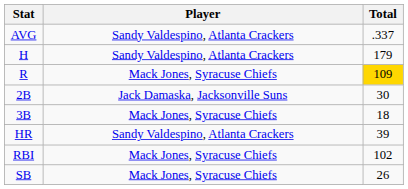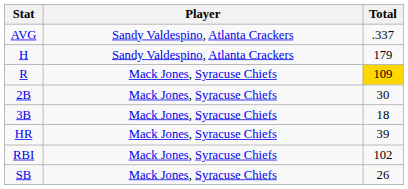(203, 94) Jack Damaska, Jacksonville Suns -> (203, 94) Mack Jones, Syracuse Chiefs
(203, 134) Sandy Valdespino, Atlanta Crackers -> (203, 134) Mack Jones, Syracuse Chiefs
